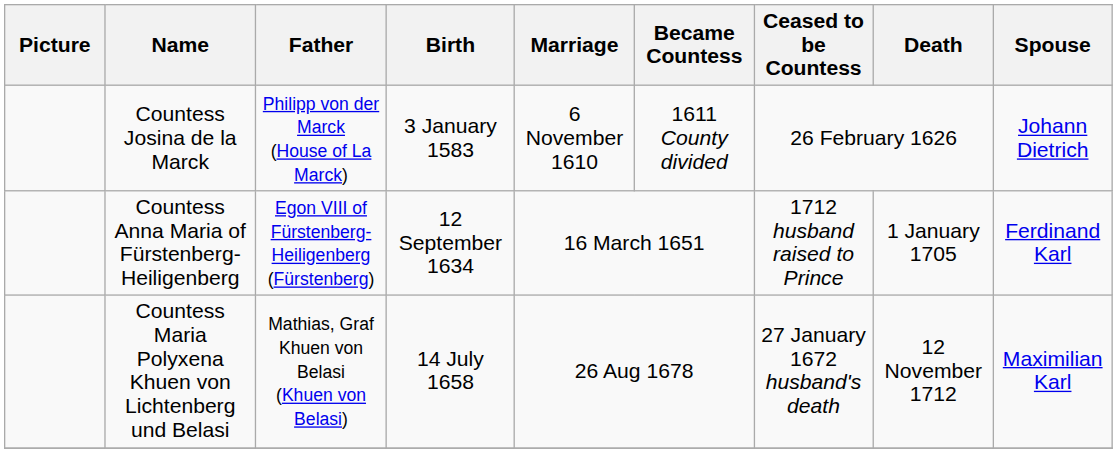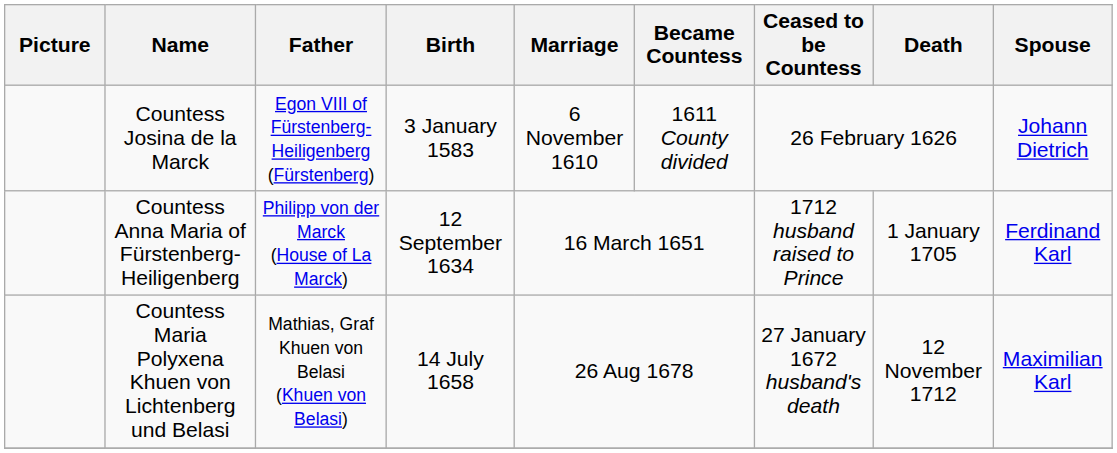(321, 139) Philipp von der Marck (House of La Marck) -> (321, 139) Egon VIII of Fürstenberg-Heiligenberg (Fürstenberg)
(321, 243) Egon VIII of Fürstenberg-Heiligenberg (Fürstenberg) -> (321, 243) Philipp von der Marck (House of La Marck)
